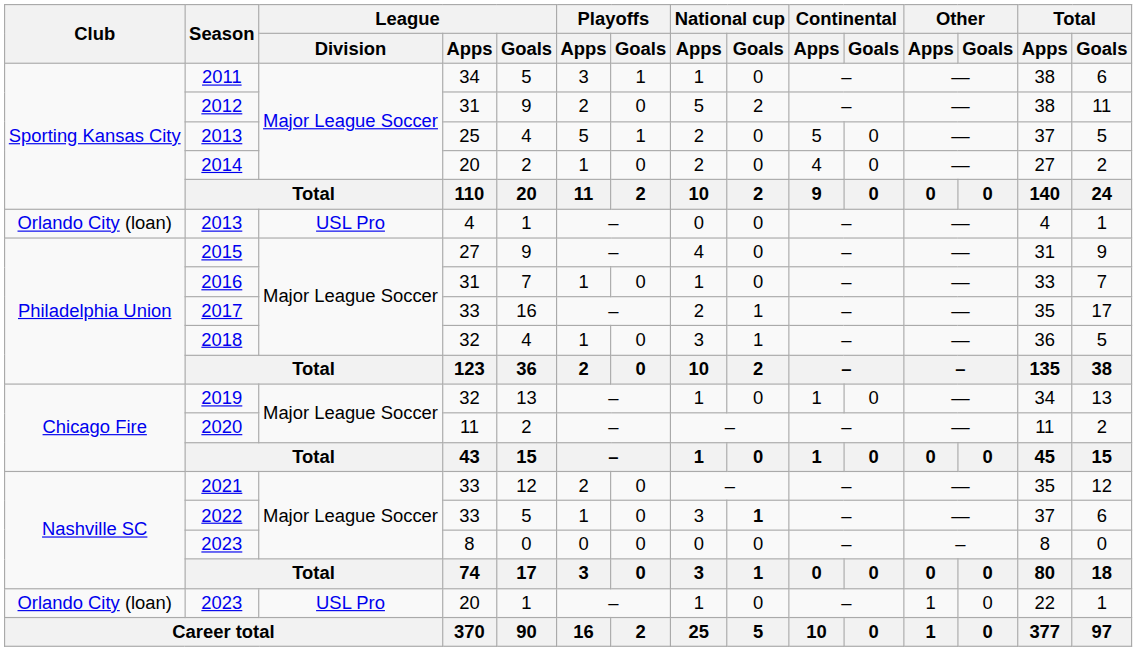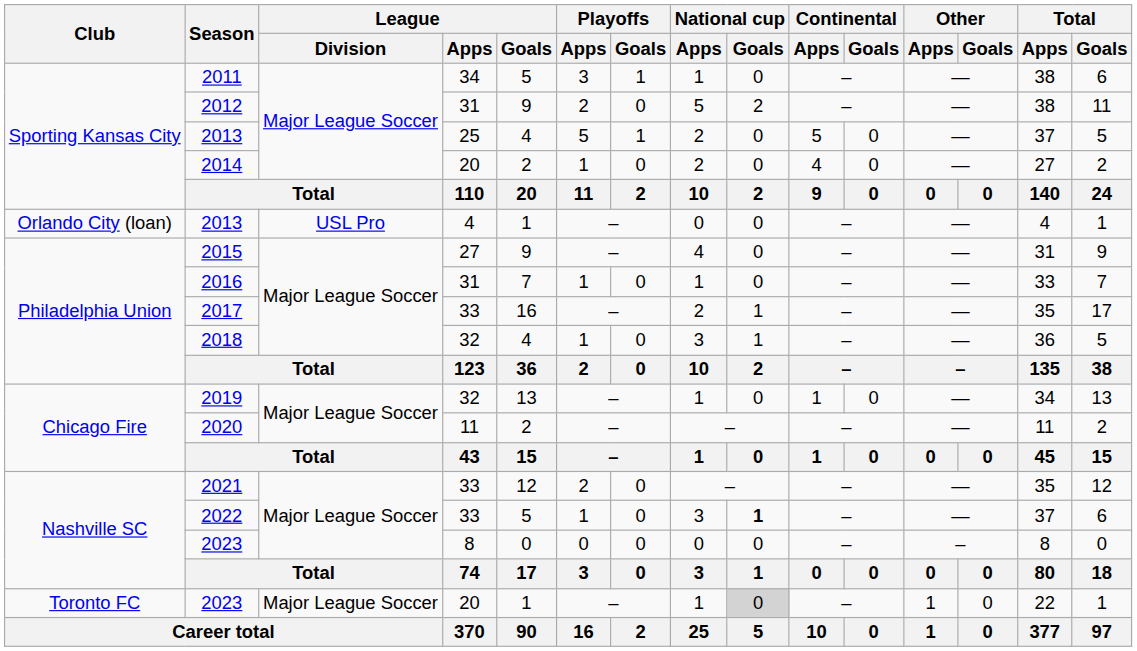(95, 602) Orlando City (loan) -> (95, 602) Toronto FC
(351, 602) USL Pro -> (351, 602) Major League Soccer
(758, 602) no background -> (758, 602) lightgrey background
